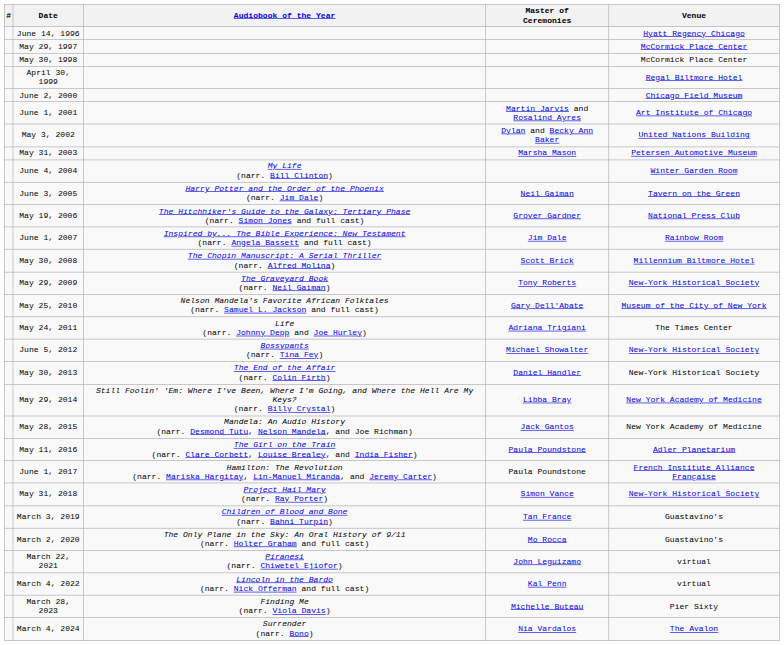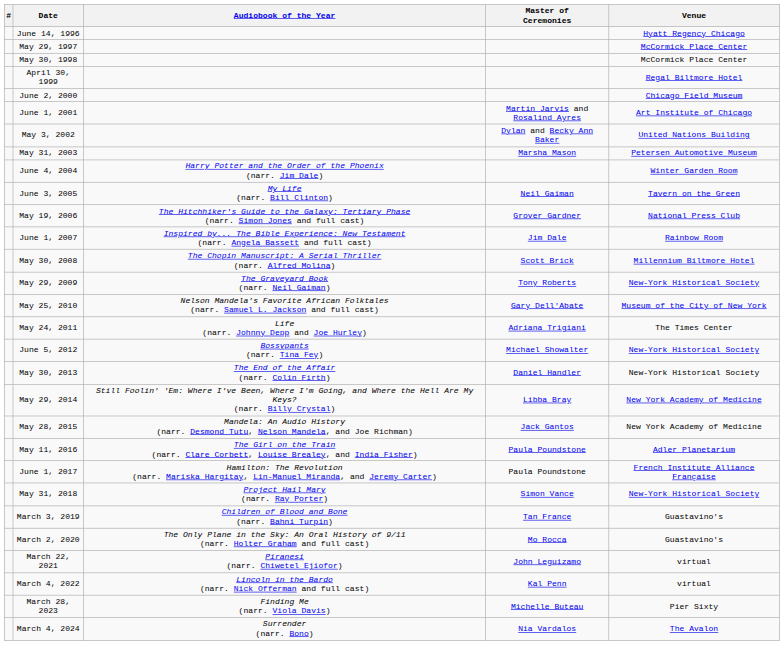(285, 171) My Life (narr. Bill Clinton) -> (285, 171) Harry Potter and the Order of the Phoenix (narr. Jim Dale)
(285, 193) Harry Potter and the Order of the Phoenix (narr. Jim Dale) -> (285, 193) My Life (narr. Bill Clinton)
